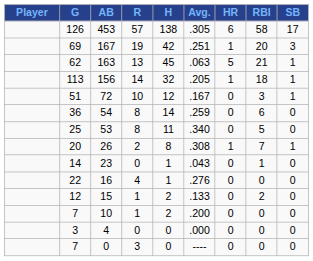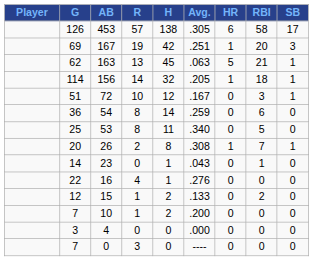(75, 79) 113 -> (75, 79) 114
